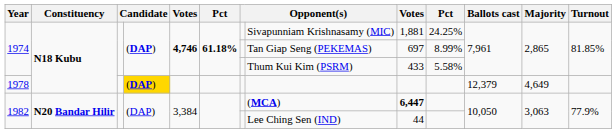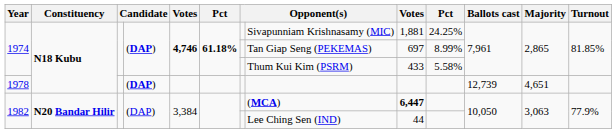(141, 84) gold background -> (141, 84) no background
(482, 84) 12,379 -> (482, 84) 12,739
(537, 84) 4,649 -> (537, 84) 4,651
